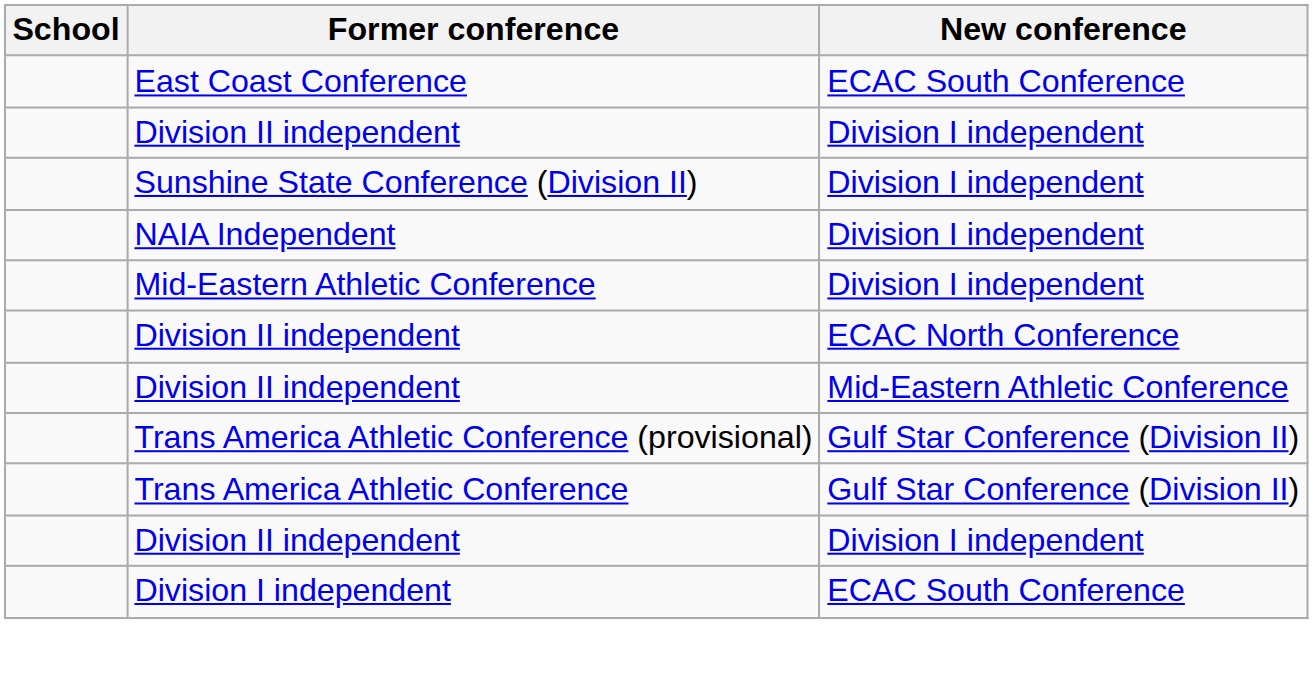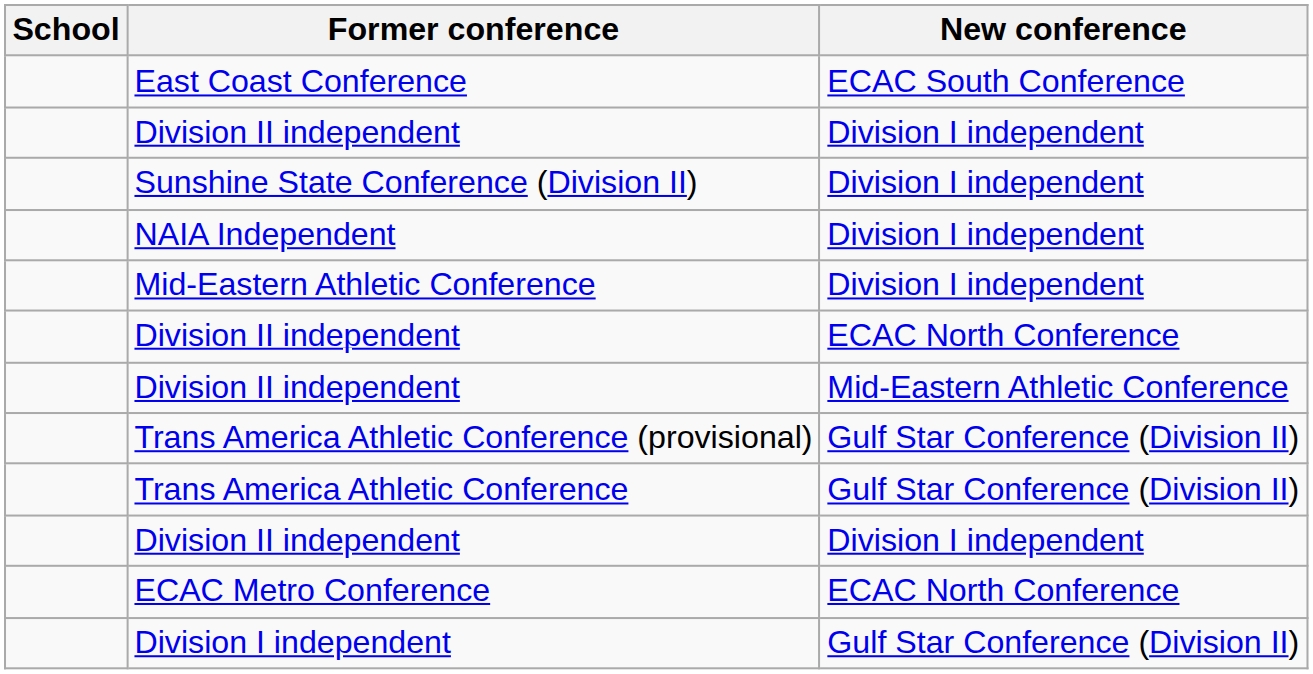+ row: (312, 591)
+ row: (293, 642)
- row: (293, 591)
